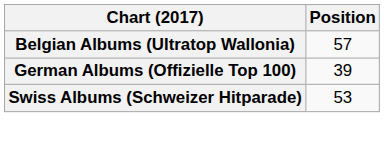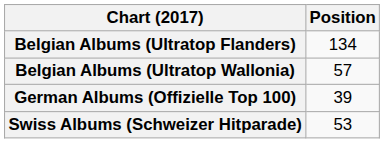+ row: (155, 44)
